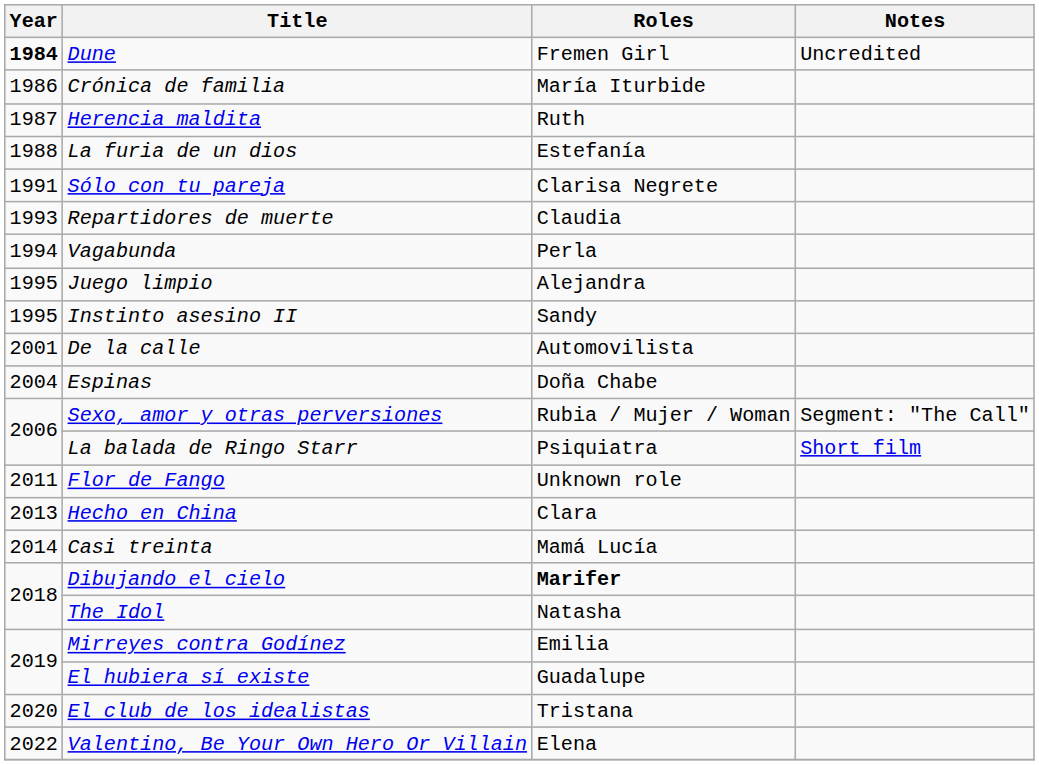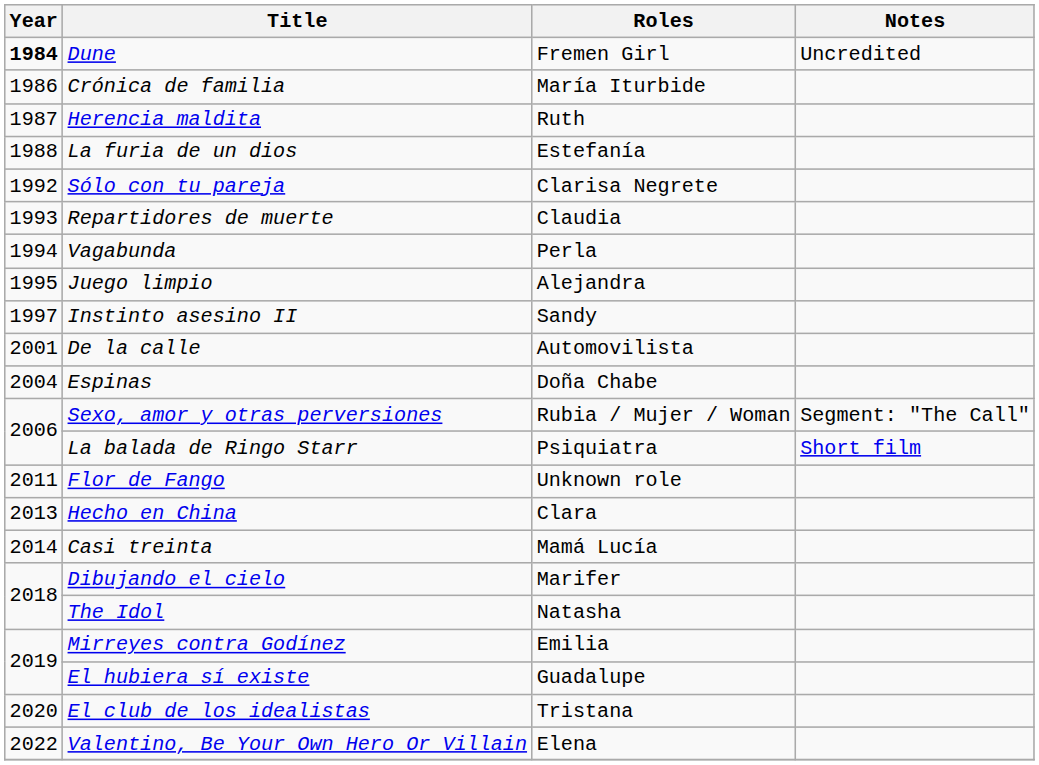(34, 185) 1991 -> (34, 185) 1992
(34, 317) 1995 -> (34, 317) 1997
(579, 579) bold -> (579, 579) normal
